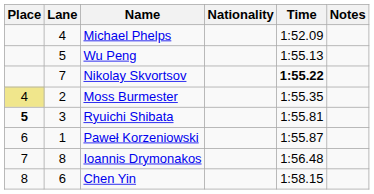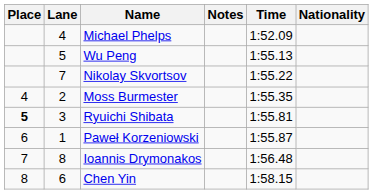columns swapped: (241, 14) <-> (348, 14)
(302, 76) bold -> (271, 76) normal
(24, 96) khaki background -> (24, 96) no background
